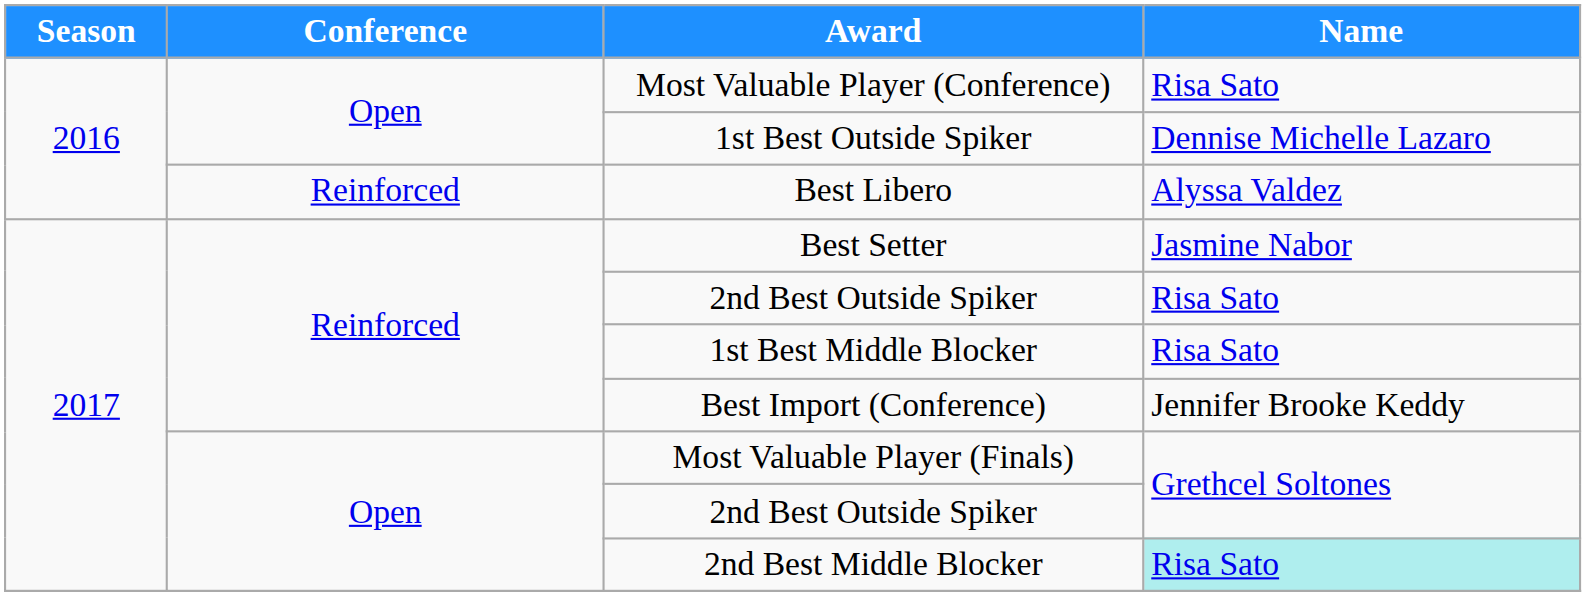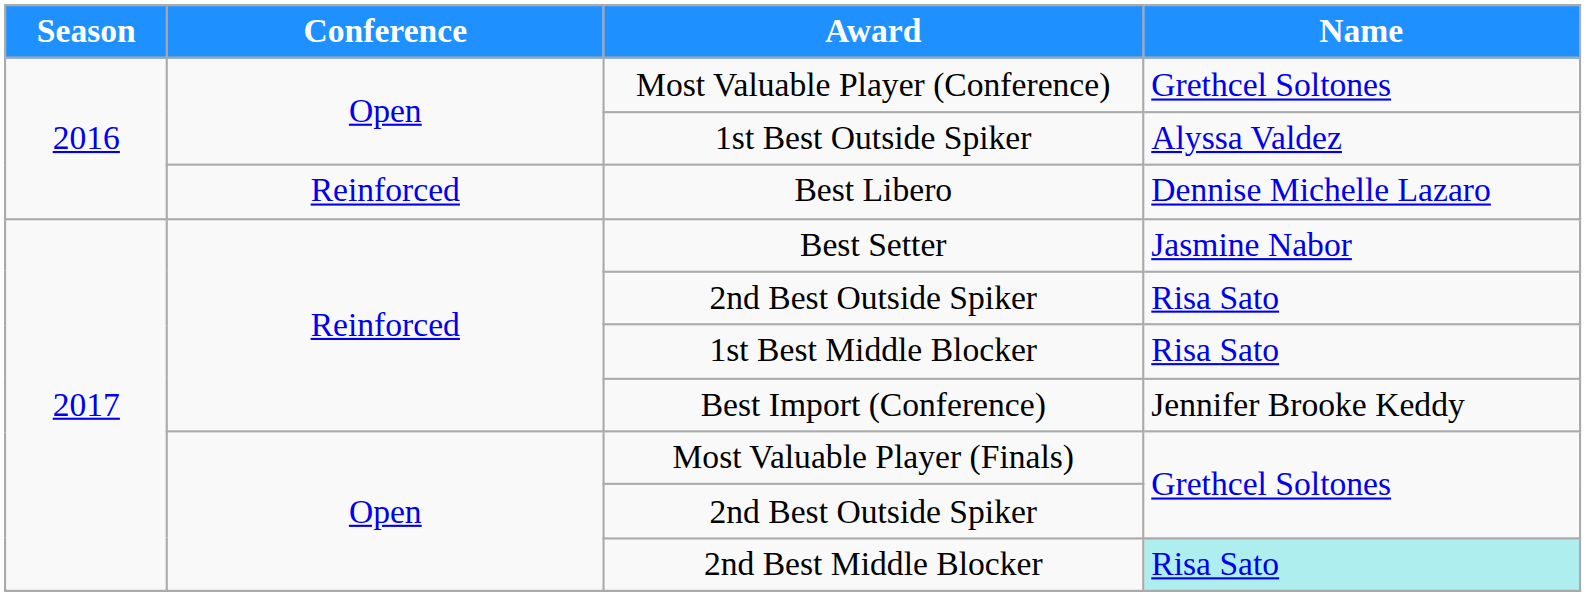(1215, 84) Risa Sato -> (1271, 84) Grethcel Soltones
(1321, 137) Dennise Michelle Lazaro -> (1247, 137) Alyssa Valdez
(1247, 191) Alyssa Valdez -> (1321, 191) Dennise Michelle Lazaro
